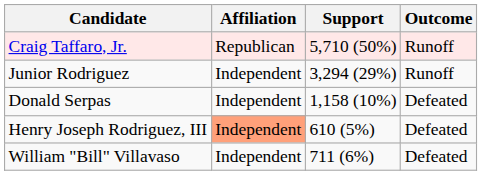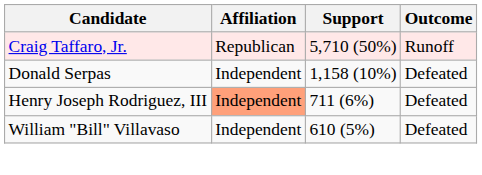- row: (69, 73)
(342, 128) 610 (5%) -> (342, 101) 711 (6%)
(342, 156) 711 (6%) -> (342, 128) 610 (5%)
